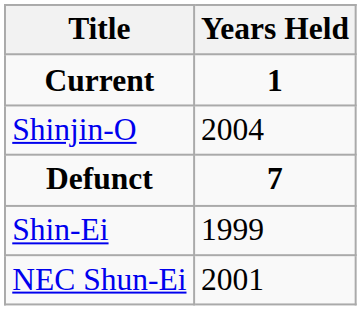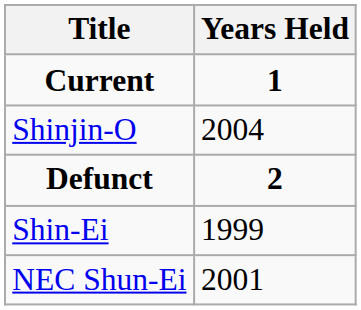(275, 179) 7 -> (275, 179) 2
